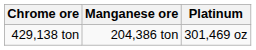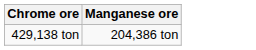- column: (216, 14)
